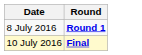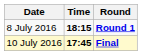+ column: (79, 12)
